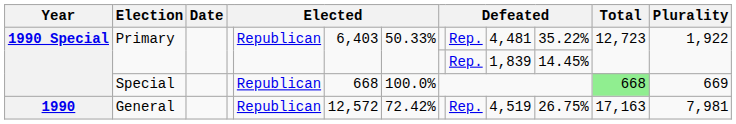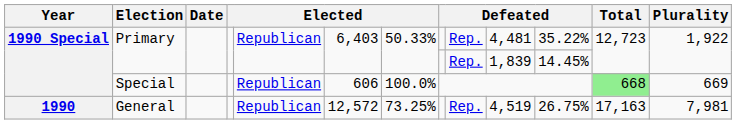(366, 85) 668 -> (366, 85) 606
(410, 108) 72.42% -> (410, 108) 73.25%
